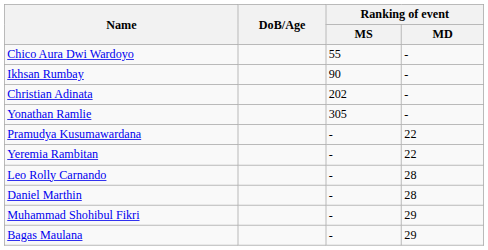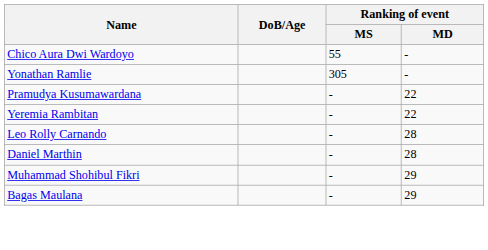- row: (46, 74)
- row: (50, 94)
